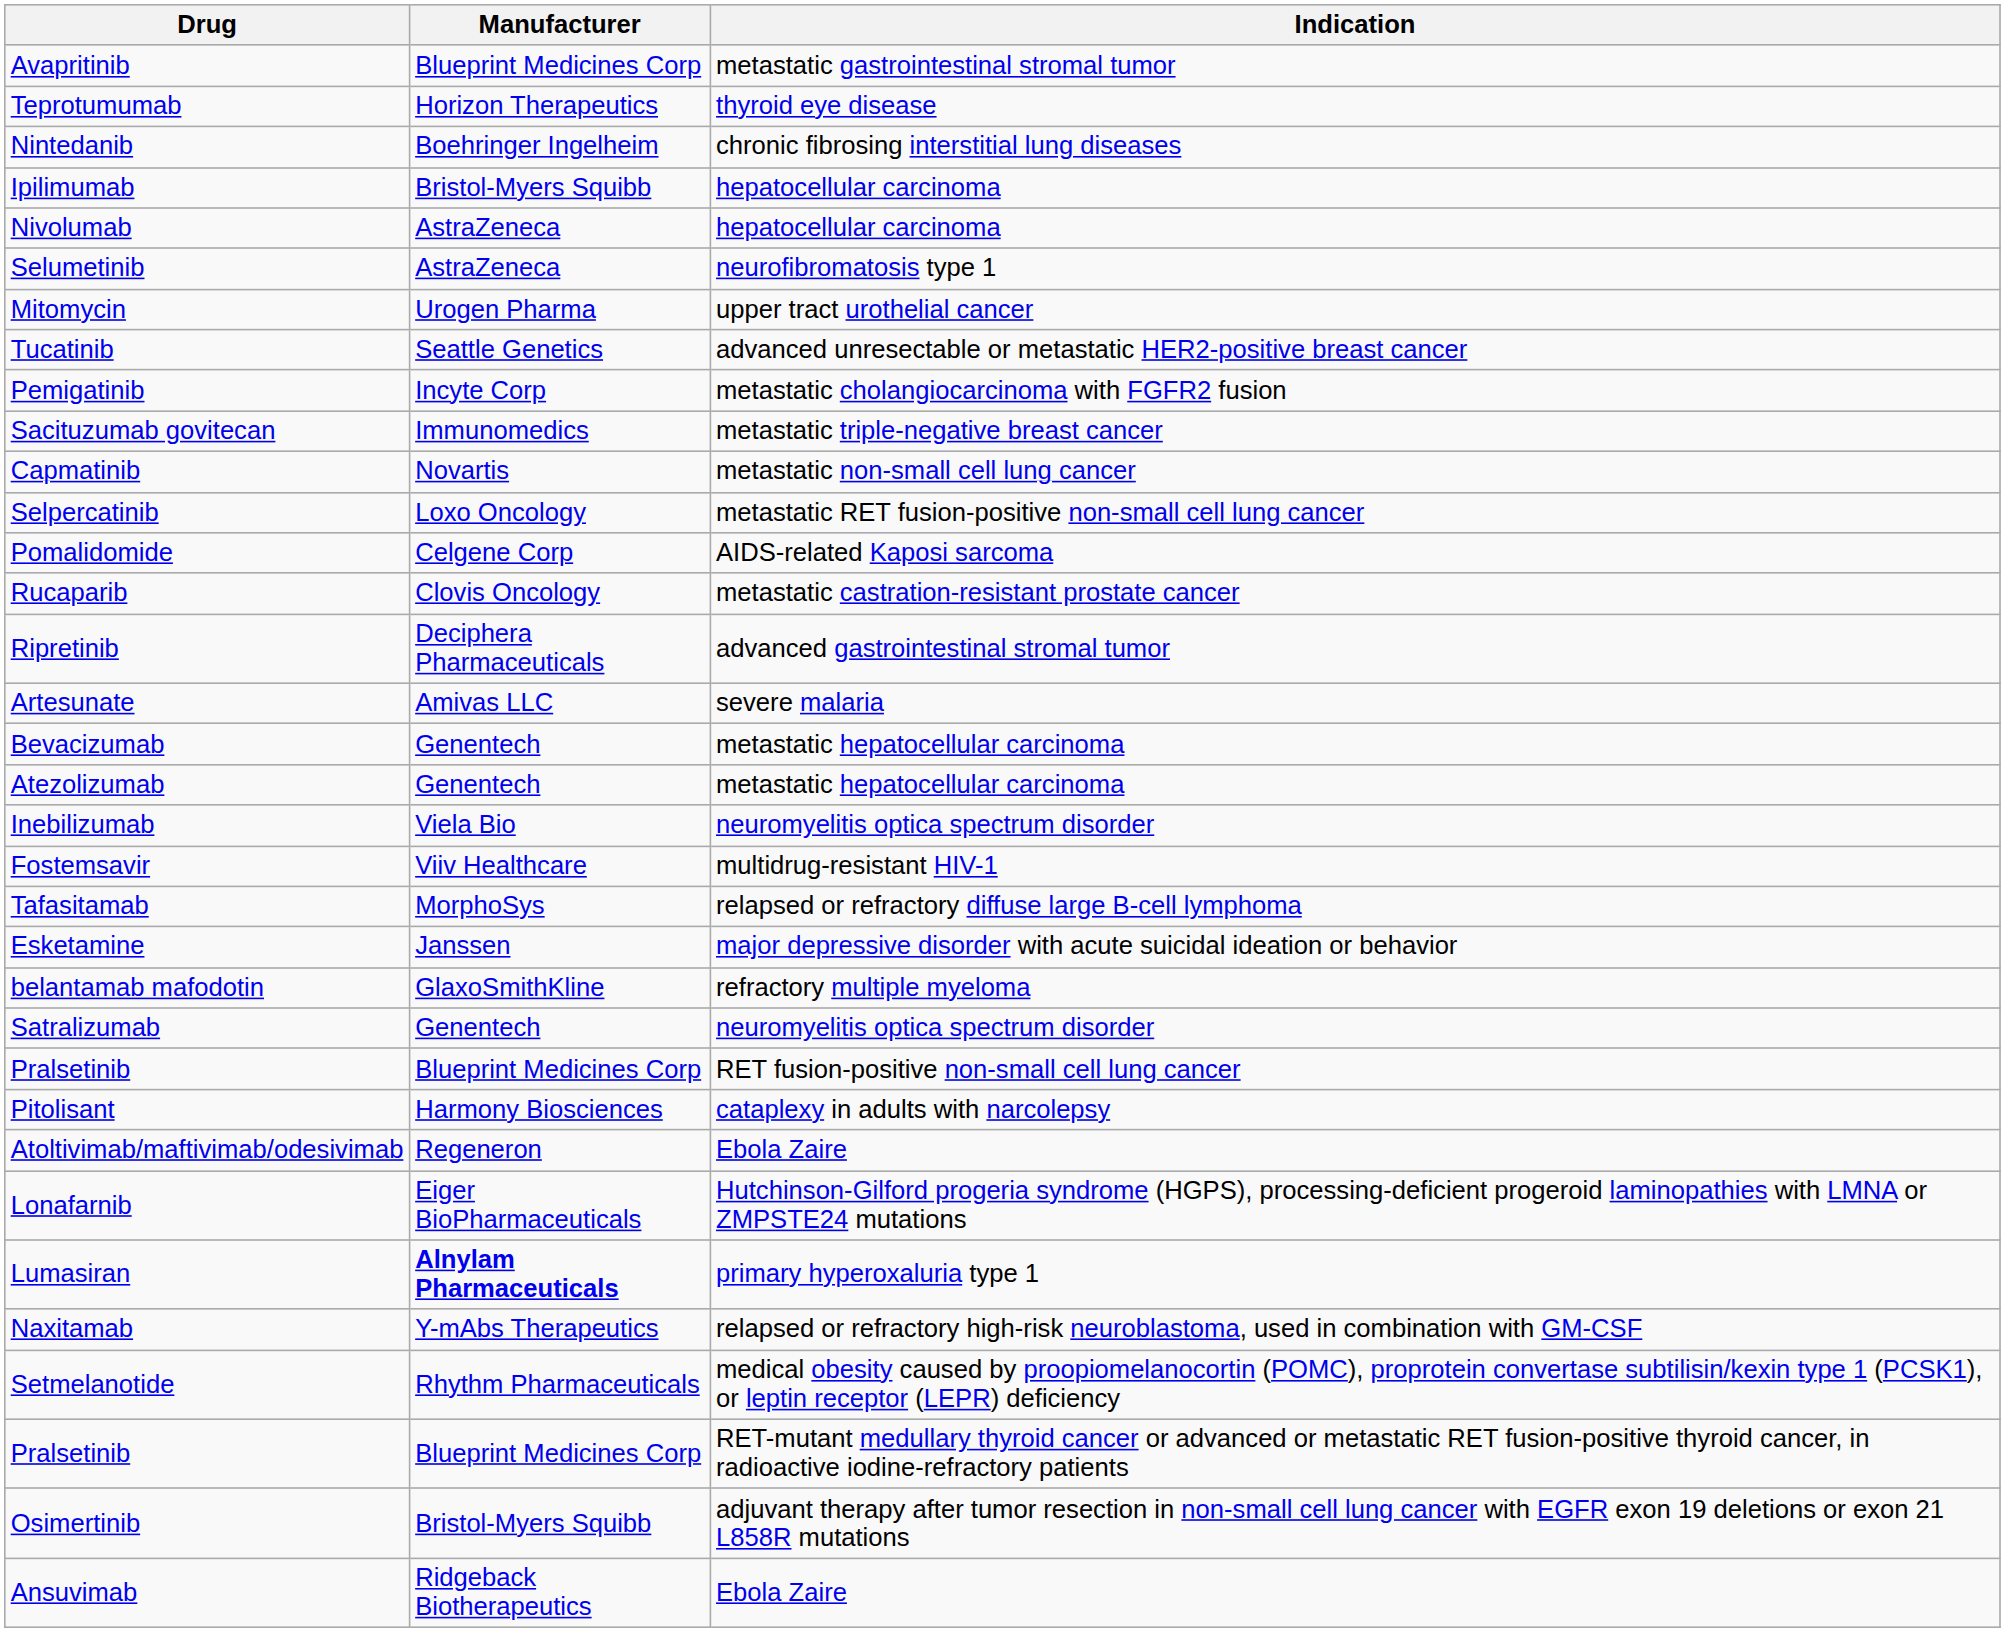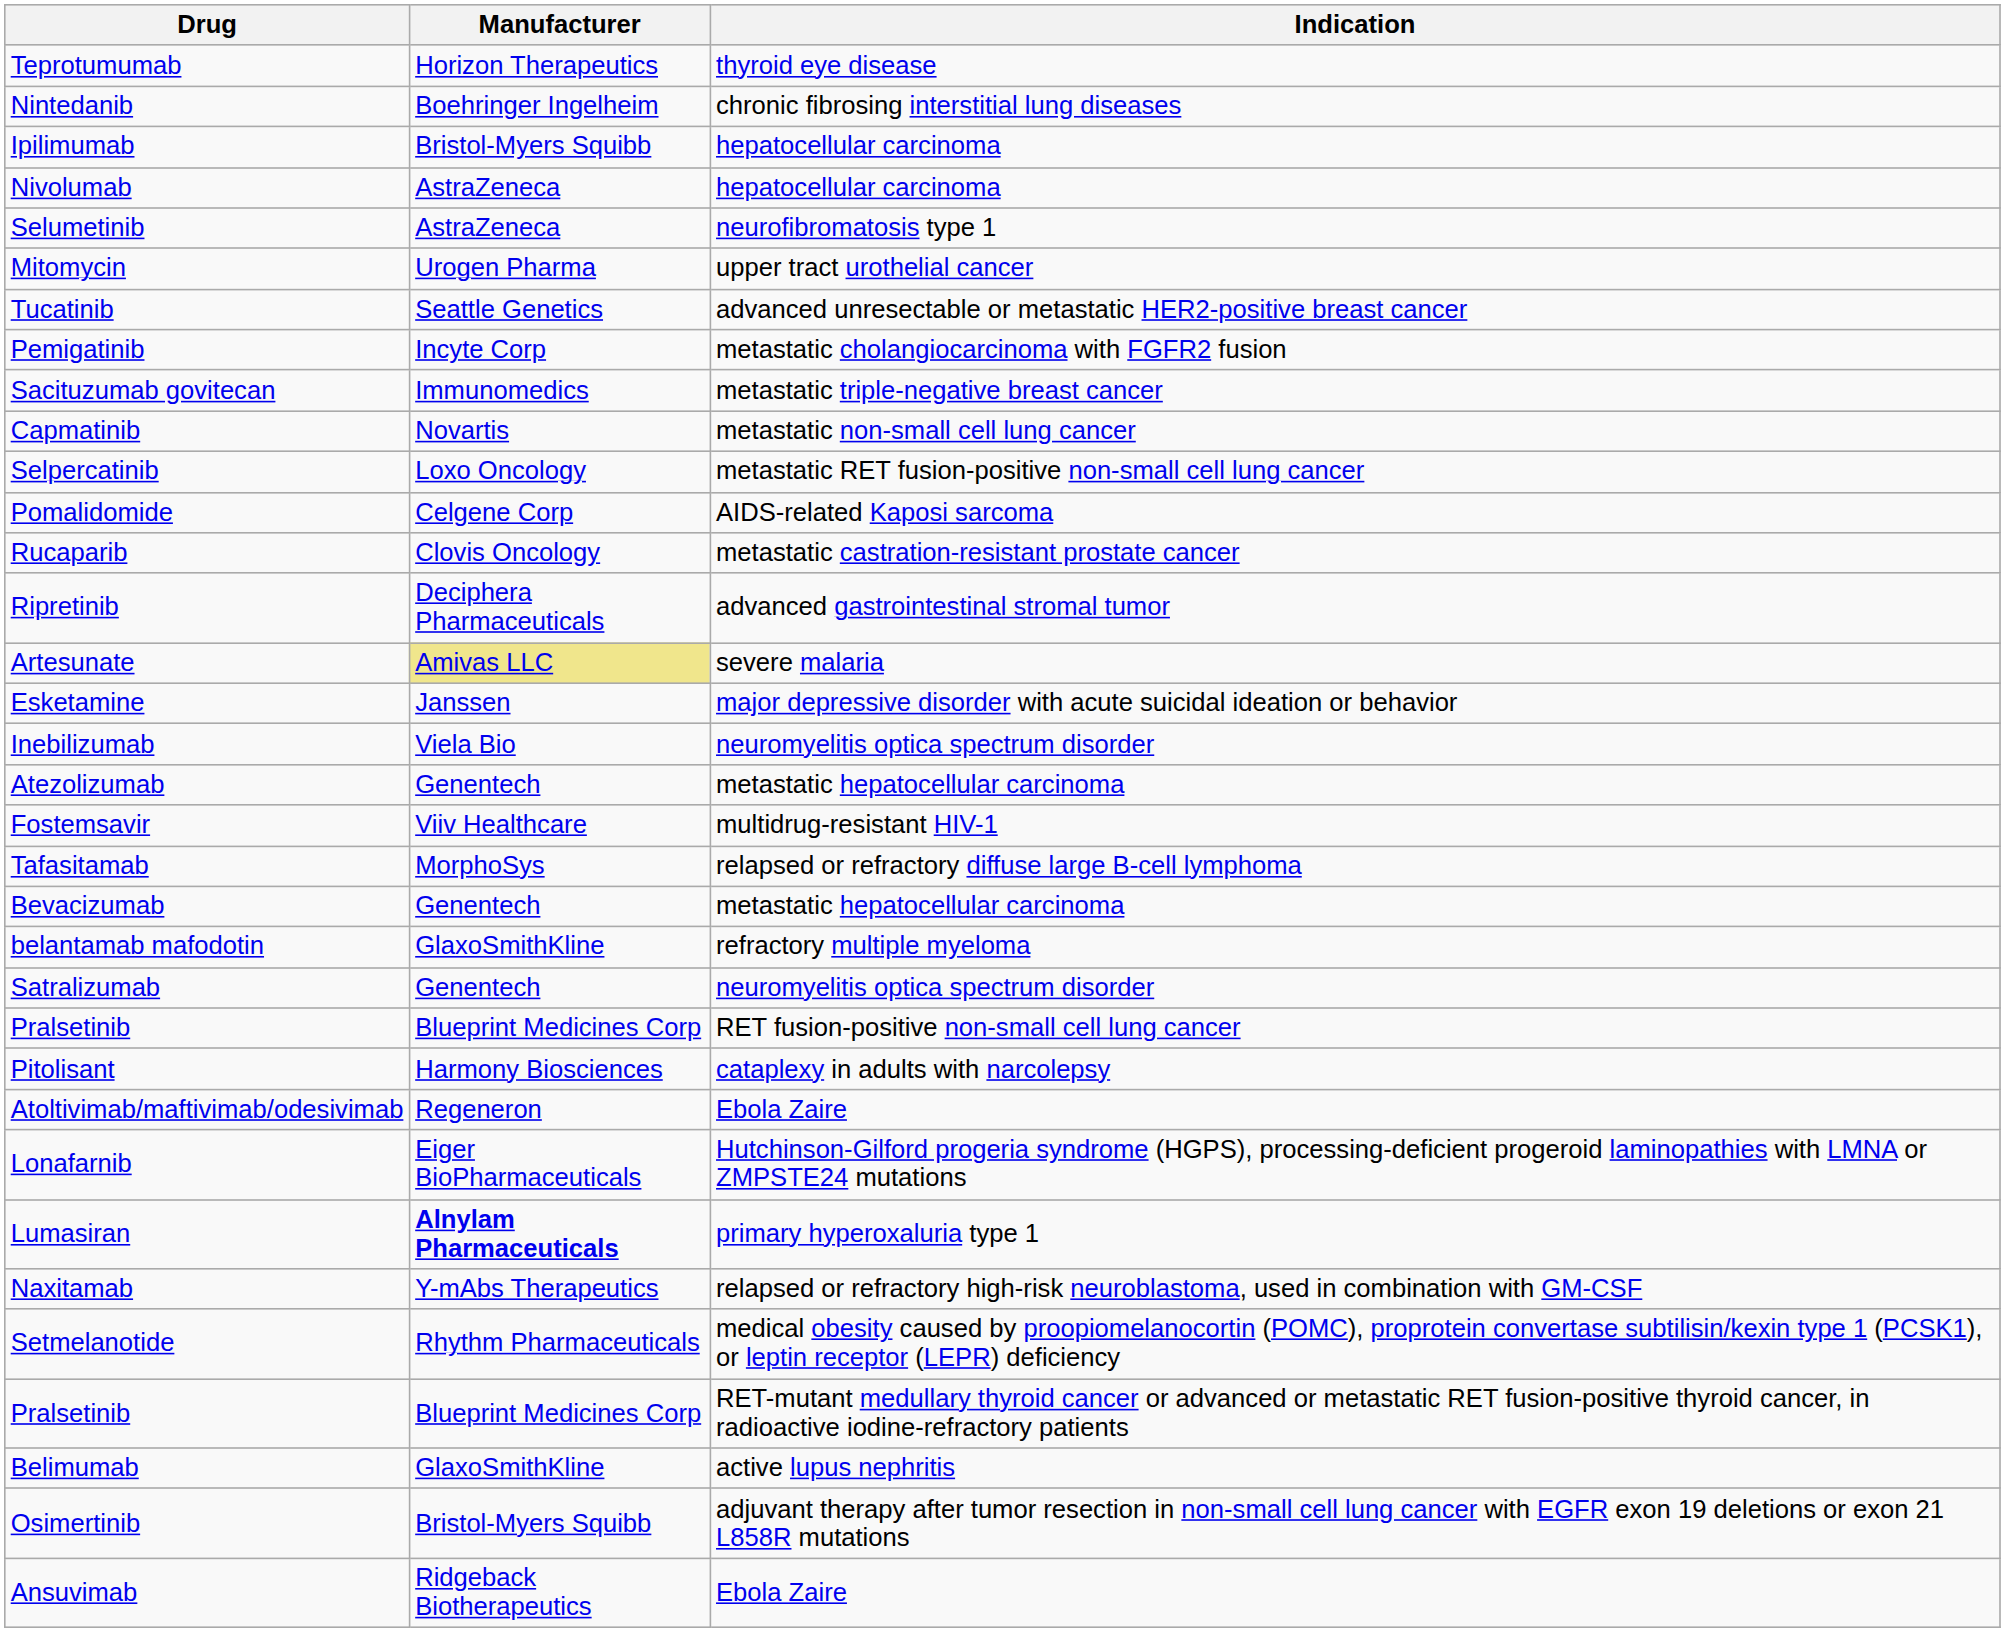- row: (70, 65)
(484, 703) no background -> (484, 662) khaki background
rows swapped: (88, 743) <-> (78, 946)
rows swapped: (88, 784) <-> (83, 825)
+ row: (75, 1468)
